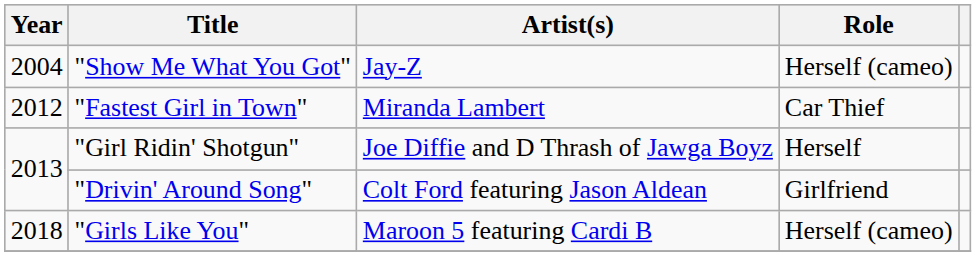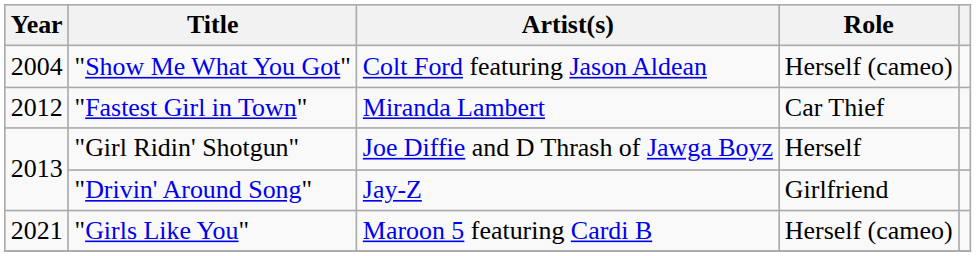(392, 66) Jay-Z -> (535, 66) Colt Ford featuring Jason Aldean
(535, 189) Colt Ford featuring Jason Aldean -> (392, 189) Jay-Z
(37, 230) 2018 -> (37, 230) 2021
